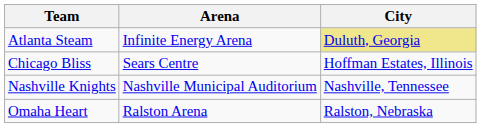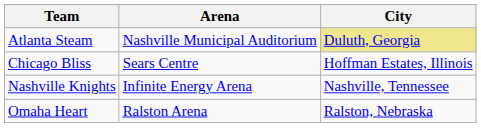(187, 39) Infinite Energy Arena -> (220, 39) Nashville Municipal Auditorium
(220, 87) Nashville Municipal Auditorium -> (187, 87) Infinite Energy Arena
